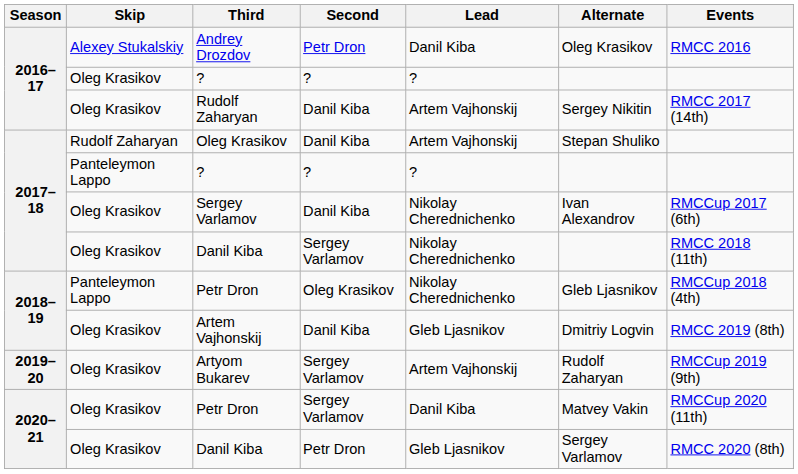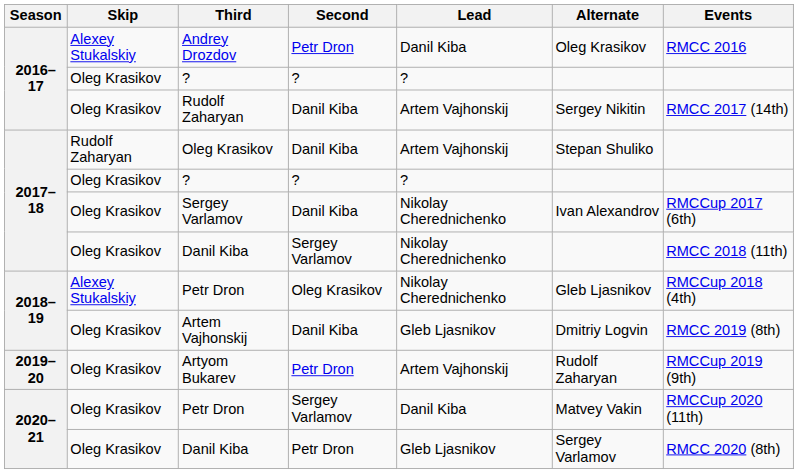(113, 172) Panteleymon Lappo -> (116, 180) Oleg Krasikov
(113, 290) Panteleymon Lappo -> (103, 290) Alexey Stukalskiy
(333, 369) Sergey Varlamov -> (323, 369) Petr Dron
